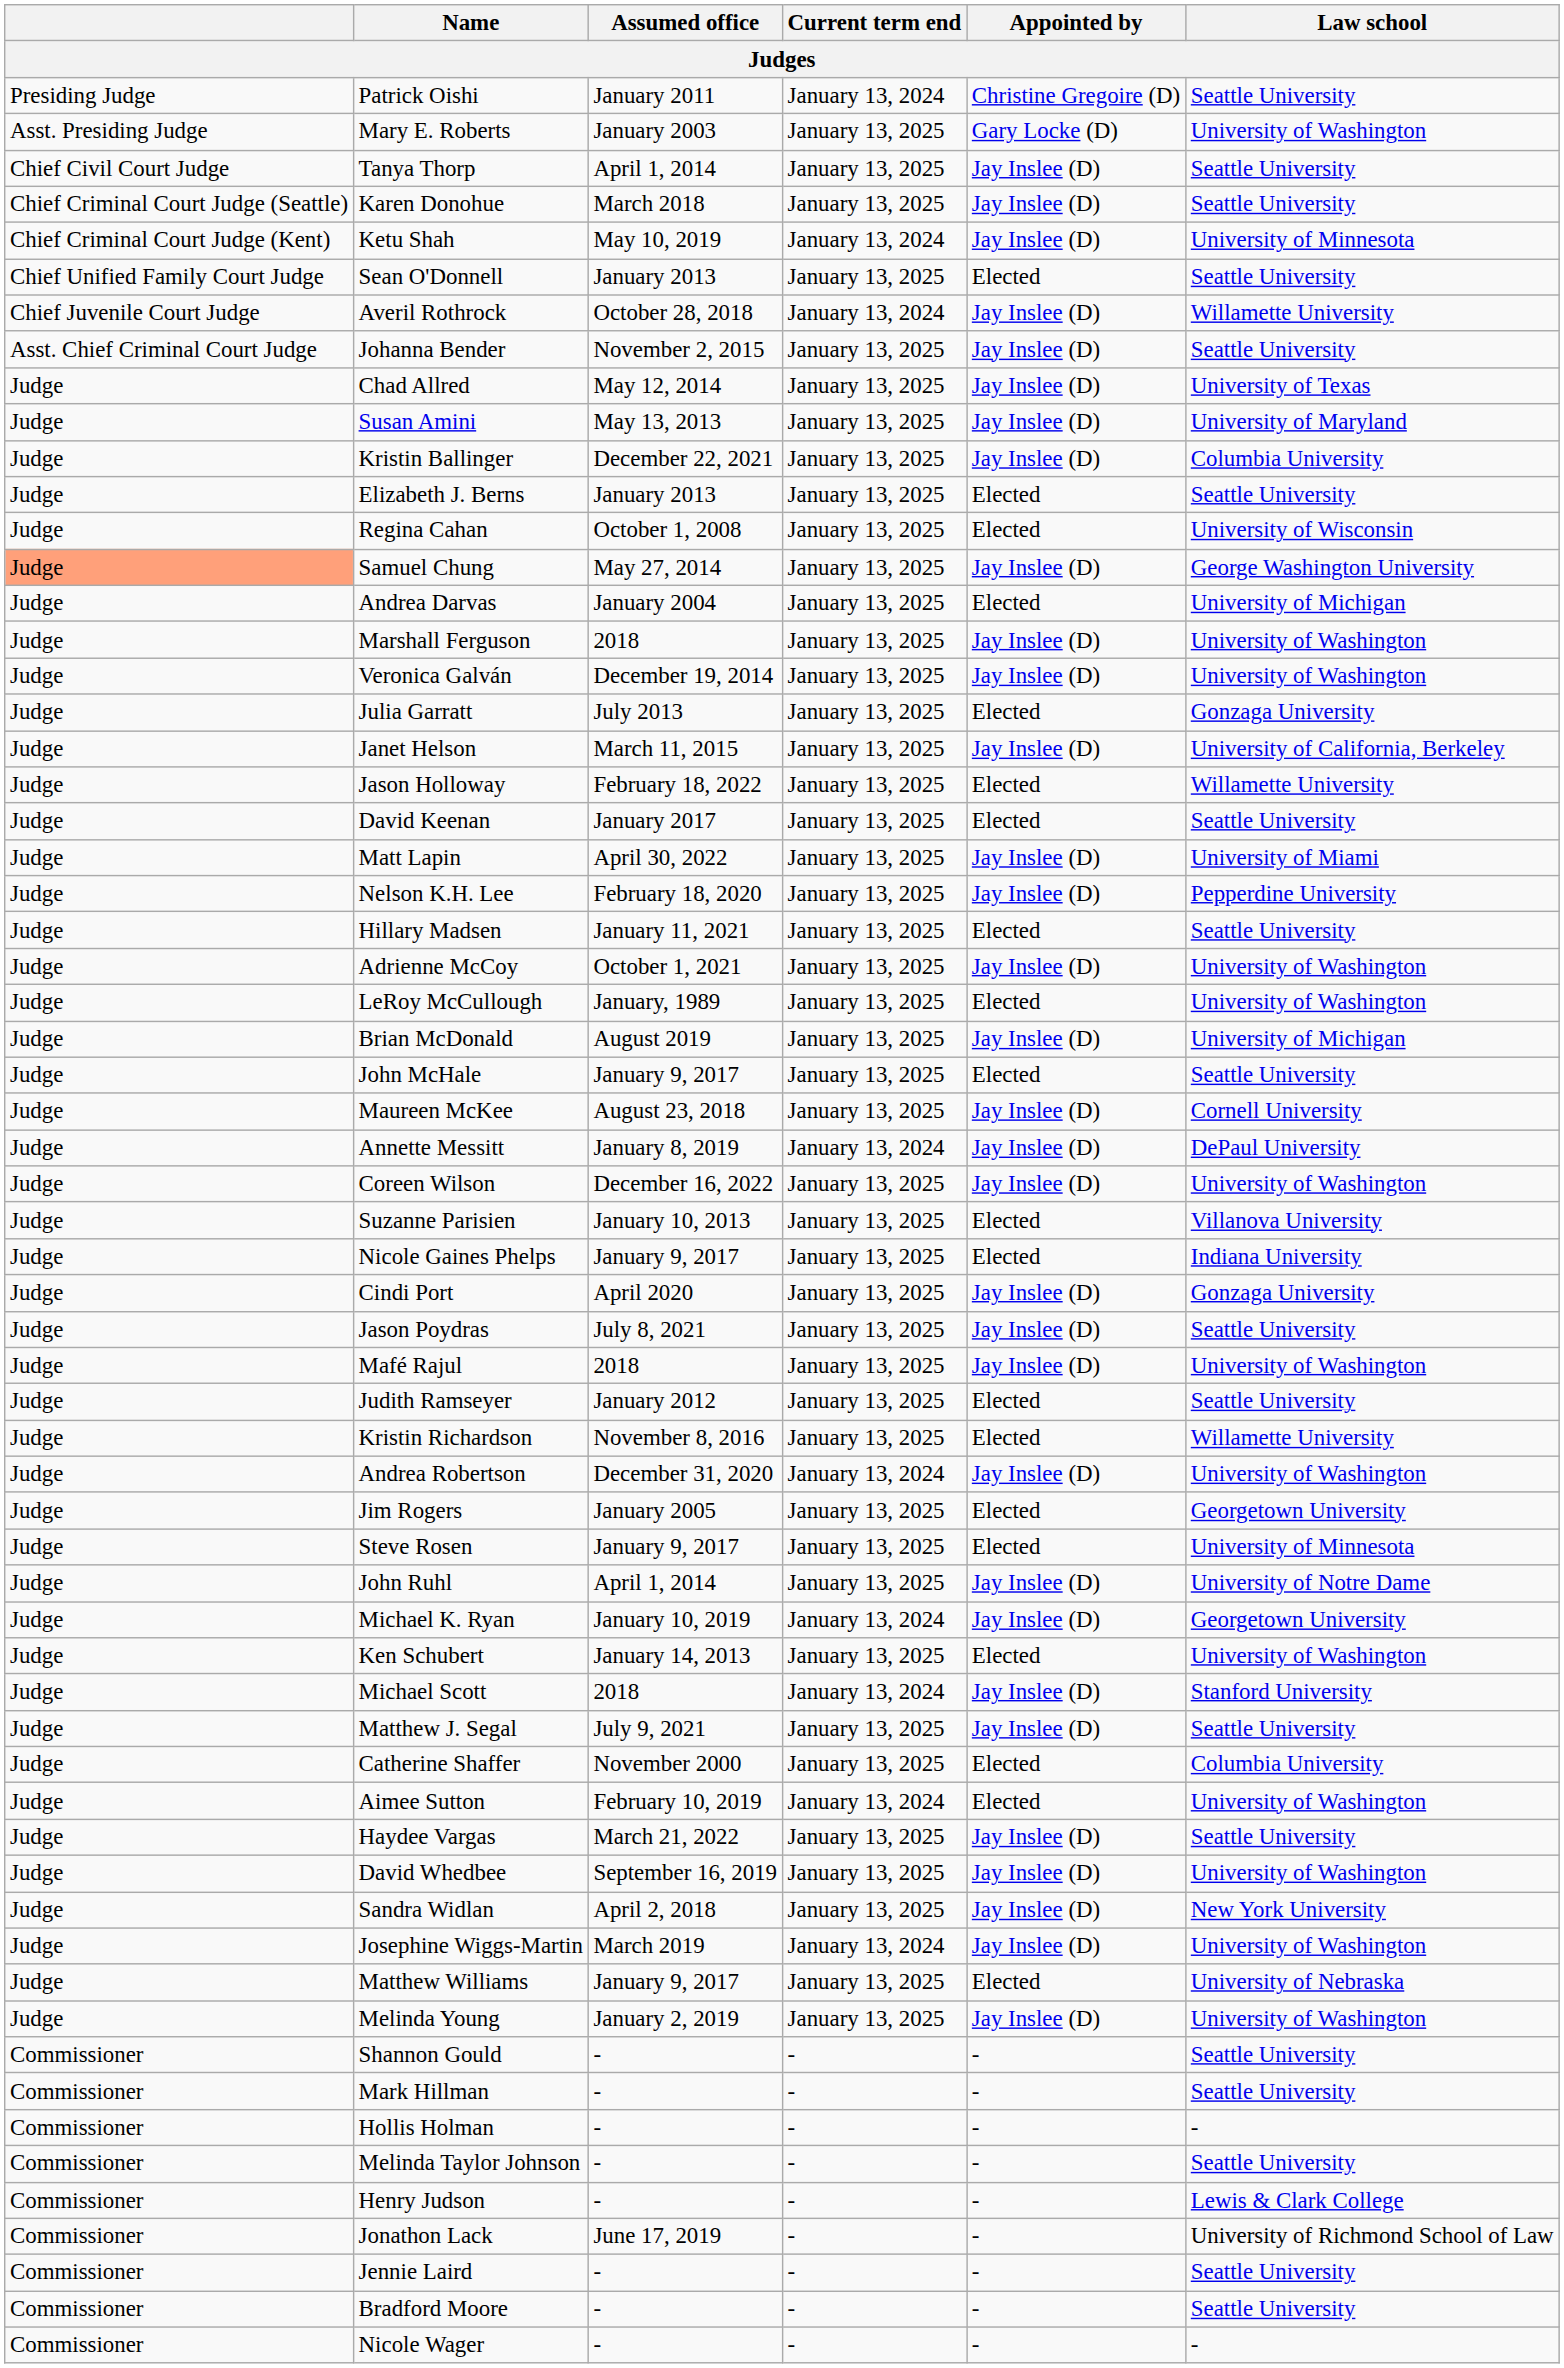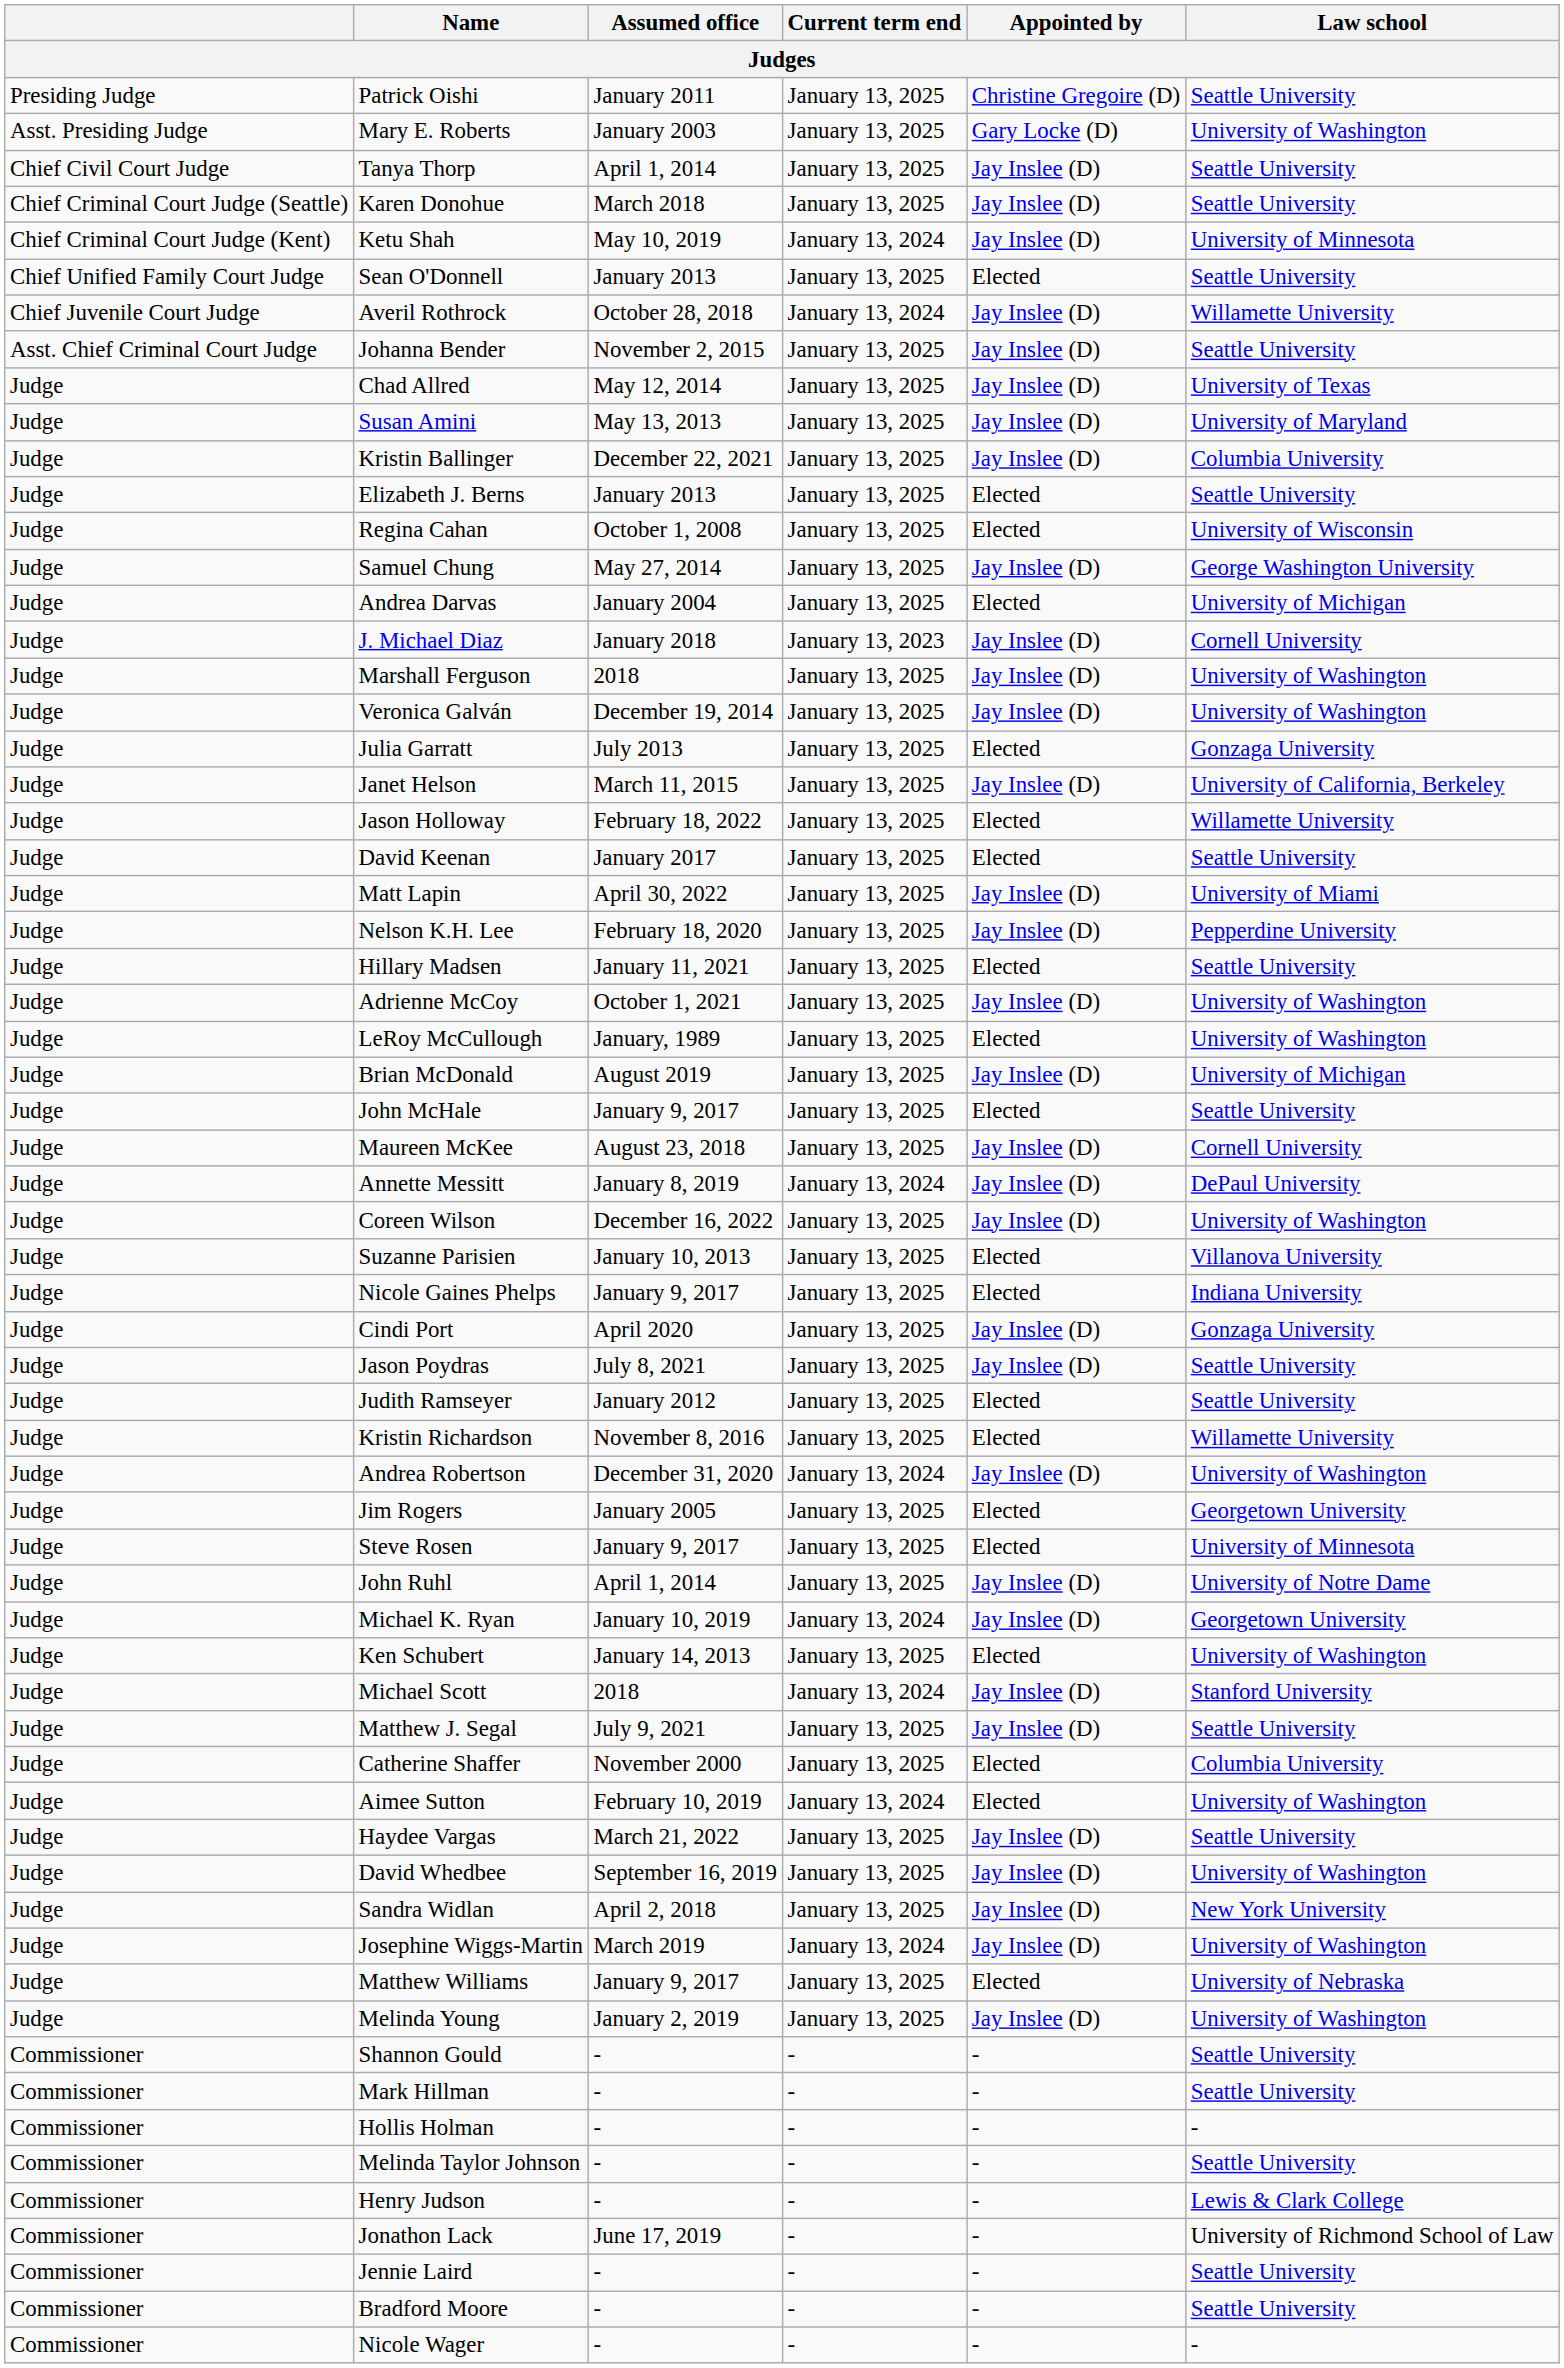(866, 95) January 13, 2024 -> (866, 95) January 13, 2025
(37, 566) lightsalmon background -> (37, 566) no background
+ row: (431, 639)
- row: (410, 1365)
